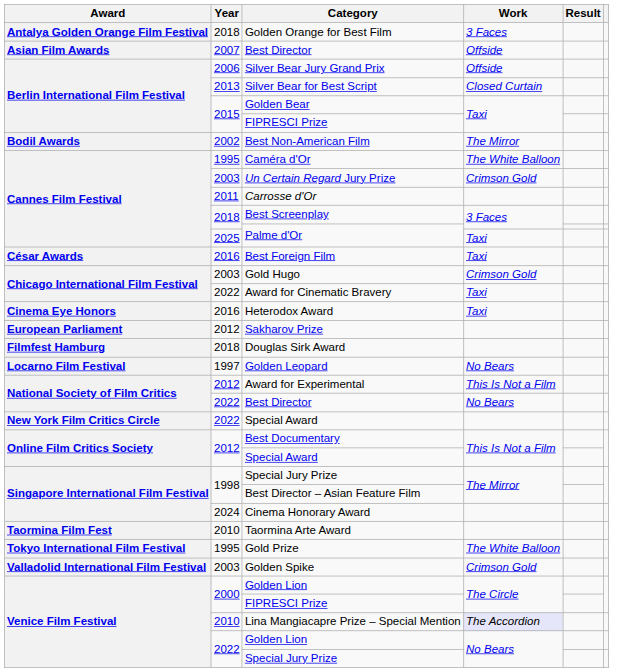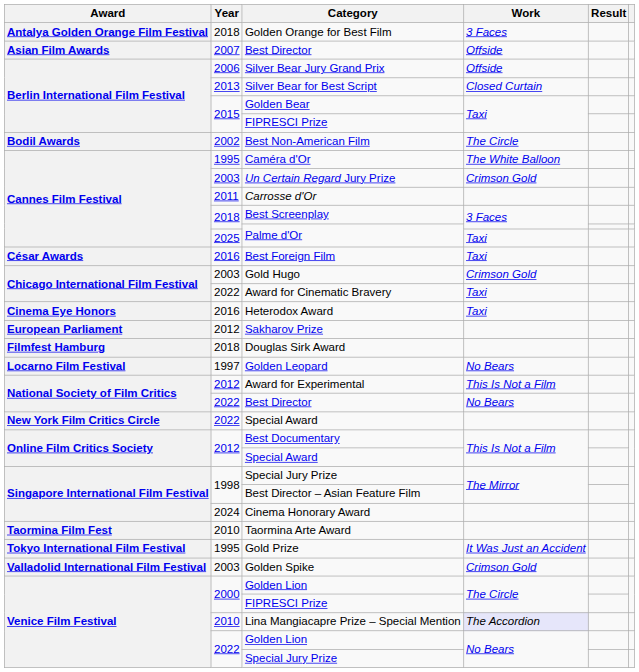(493, 141) The Mirror -> (492, 141) The Circle
(513, 548) The White Balloon -> (526, 548) It Was Just an Accident
